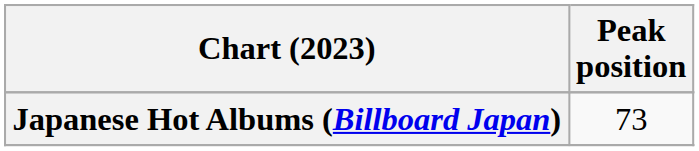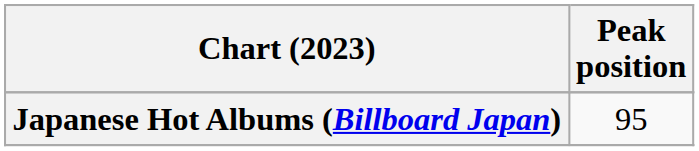(631, 118) 73 -> (631, 118) 95
